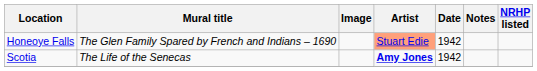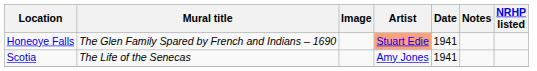(449, 41) 1942 -> (445, 41) 1941
(405, 58) bold -> (403, 58) normal
(449, 58) 1942 -> (445, 58) 1941
